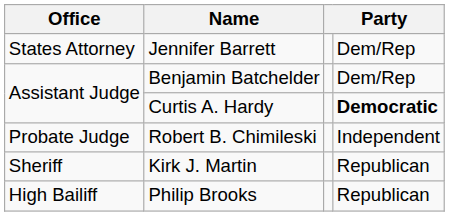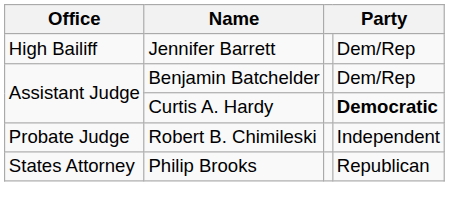(72, 48) States Attorney -> (53, 48) High Bailiff
- row: (203, 166)
(53, 195) High Bailiff -> (72, 166) States Attorney
